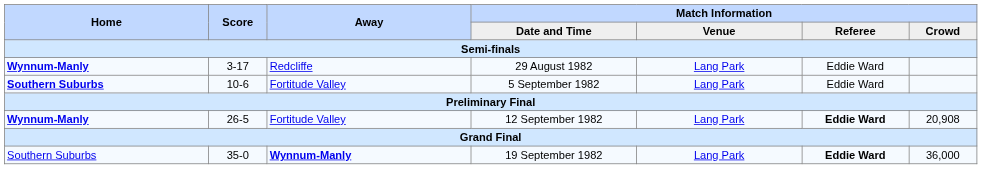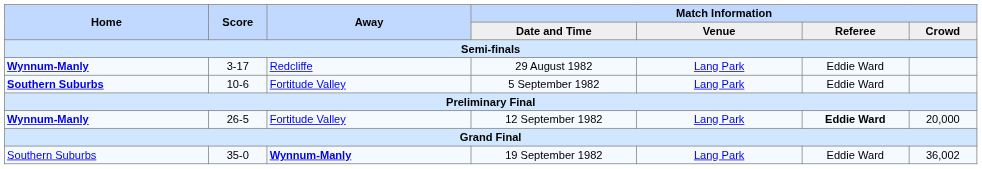(943, 120) 20,908 -> (943, 120) 20,000
(855, 155) bold -> (855, 155) normal
(943, 155) 36,000 -> (943, 155) 36,002
